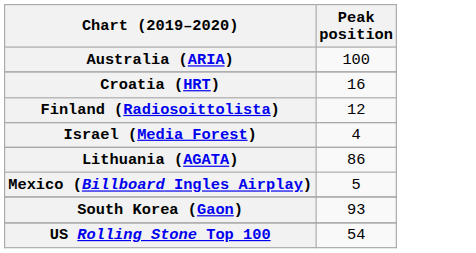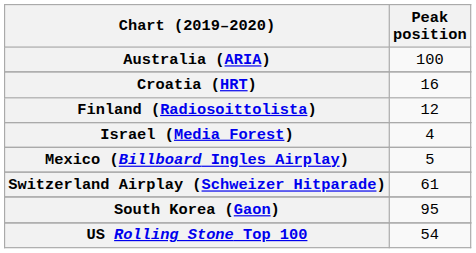- row: (160, 160)
+ row: (197, 185)
(356, 210) 93 -> (430, 210) 95
